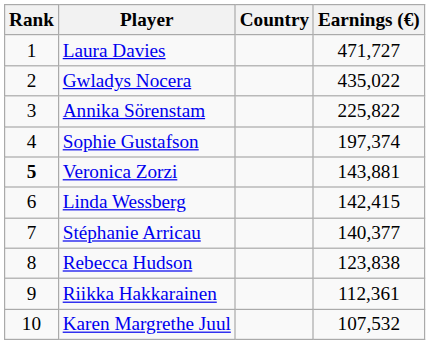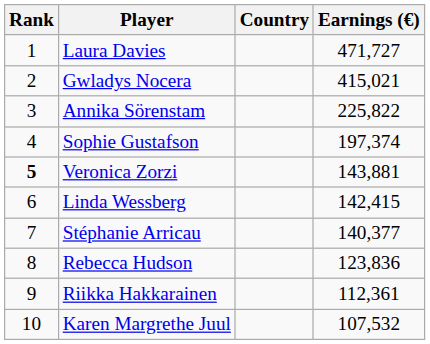(369, 80) 435,022 -> (369, 80) 415,021
(369, 263) 123,838 -> (369, 263) 123,836
